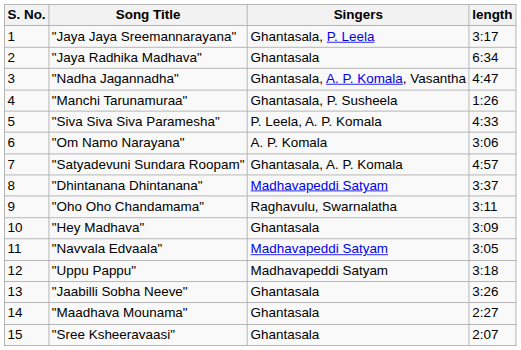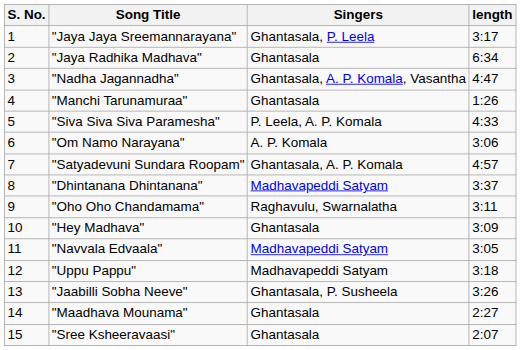(324, 100) Ghantasala, P. Susheela -> (285, 100) Ghantasala
(285, 292) Ghantasala -> (324, 292) Ghantasala, P. Susheela
